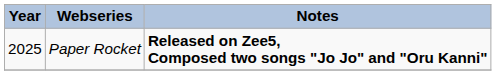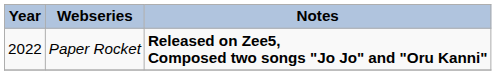(25, 49) 2025 -> (25, 49) 2022
